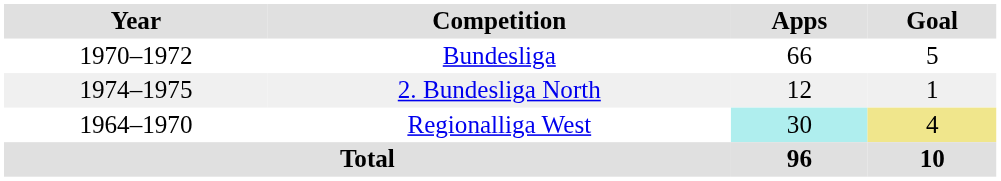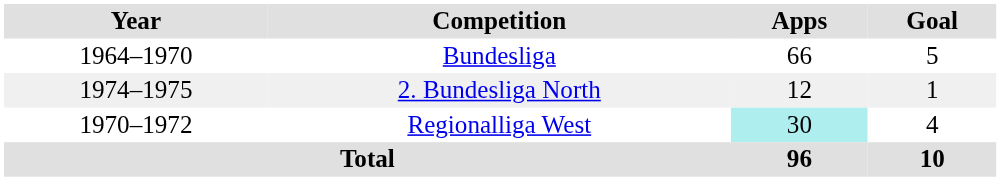(136, 55) 1970–1972 -> (136, 55) 1964–1970
(136, 124) 1964–1970 -> (136, 124) 1970–1972
(932, 124) khaki background -> (932, 124) no background
